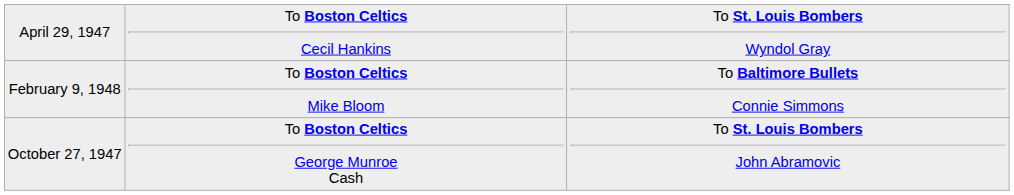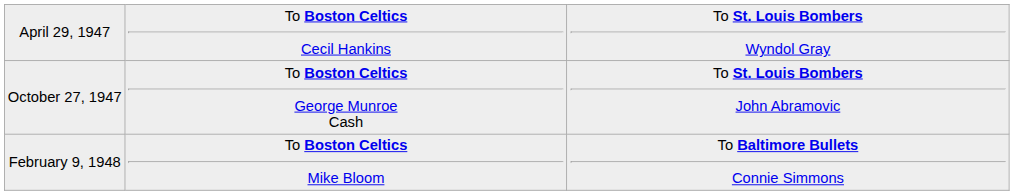rows swapped: (65, 153) <-> (65, 89)
